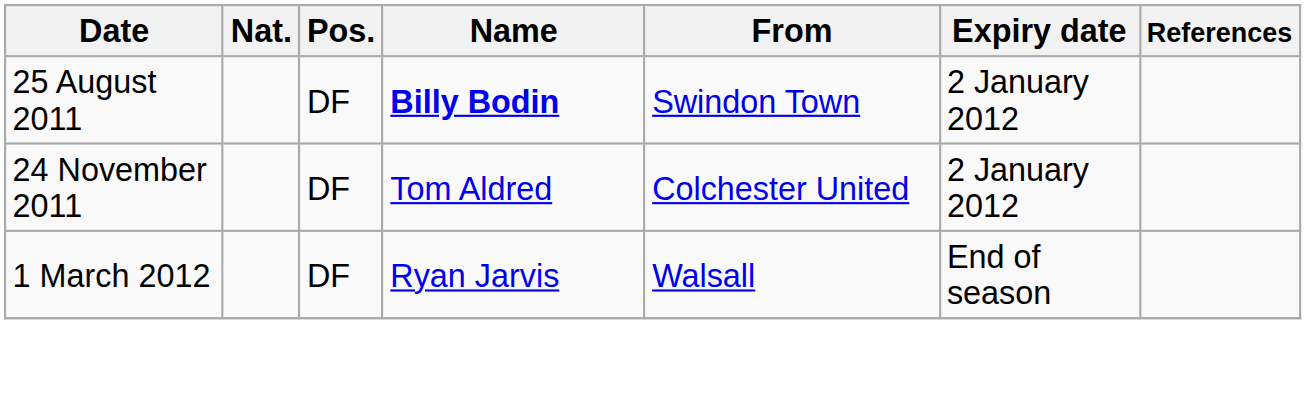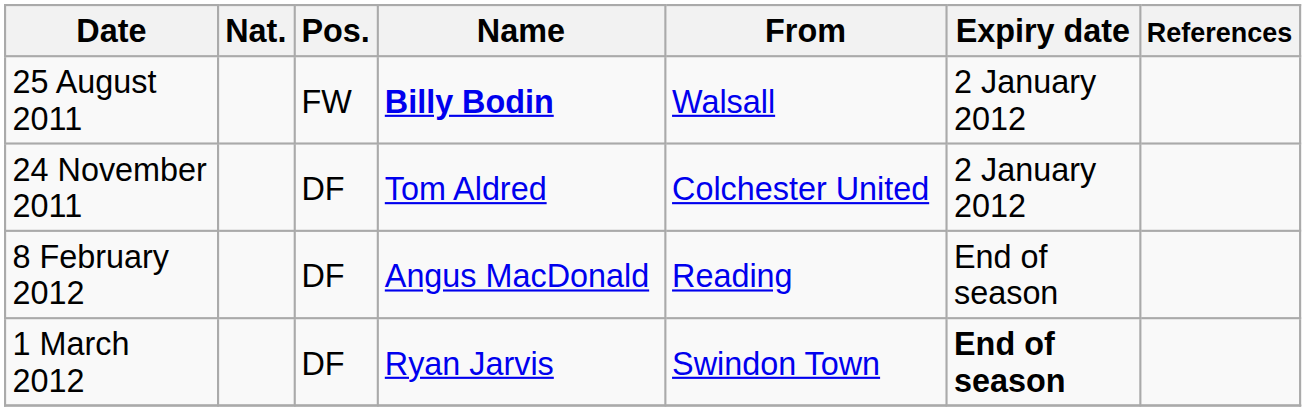(329, 100) DF -> (327, 100) FW
(756, 100) Swindon Town -> (724, 100) Walsall
+ row: (91, 275)
(704, 275) Walsall -> (776, 363) Swindon Town
(999, 275) normal -> (1010, 363) bold
